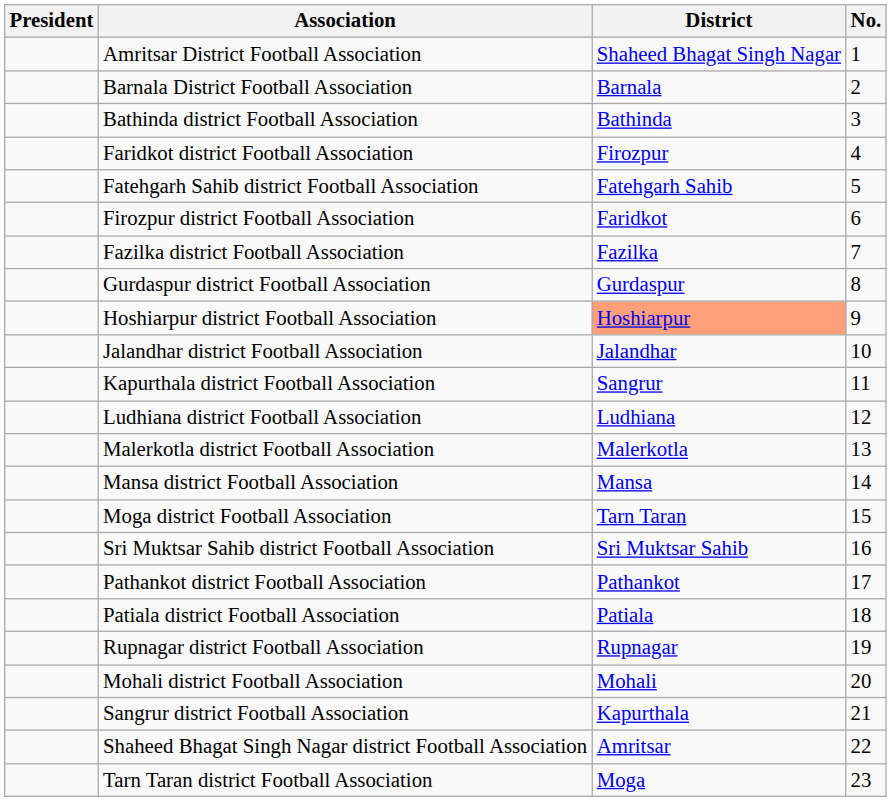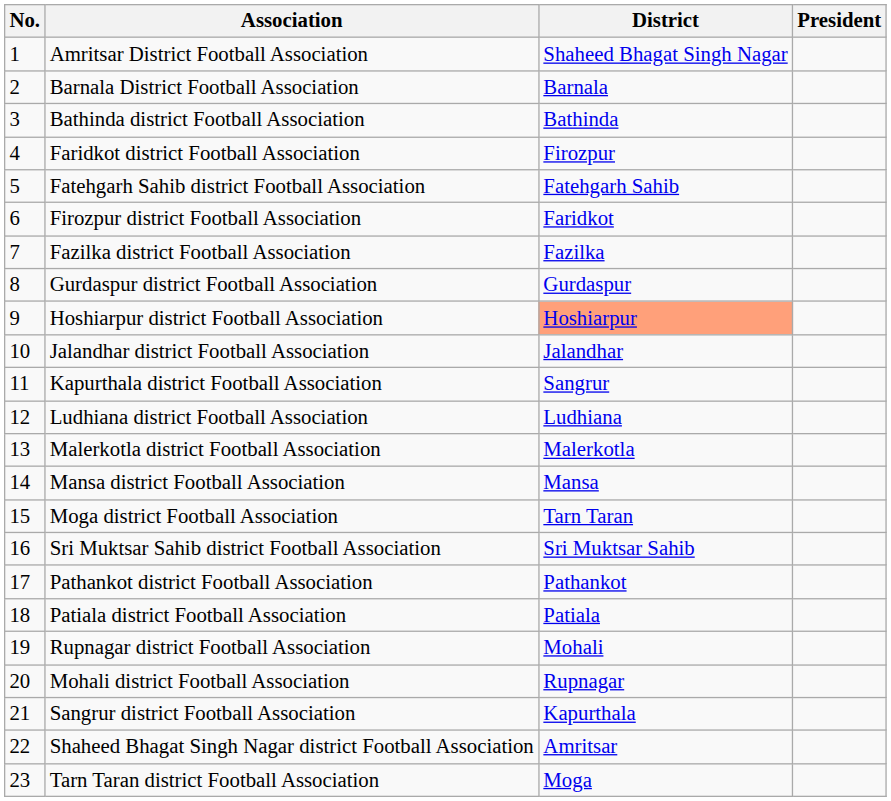columns swapped: (866, 20) <-> (51, 20)
(637, 647) Rupnagar -> (573, 647) Mohali
(627, 680) Mohali -> (584, 680) Rupnagar
